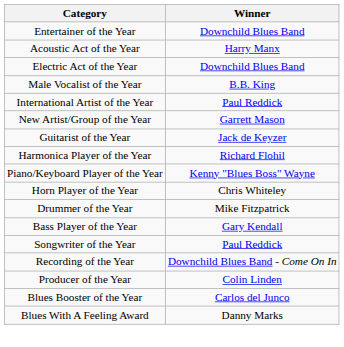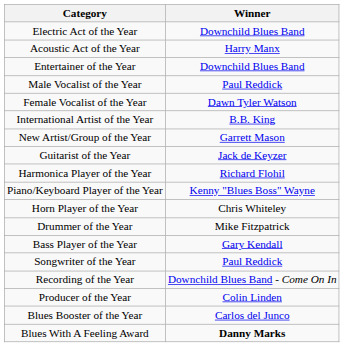rows swapped: (85, 31) <-> (85, 66)
(252, 84) B.B. King -> (252, 84) Paul Reddick
+ row: (85, 102)
(252, 102) Paul Reddick -> (252, 119) B.B. King
(252, 315) normal -> (252, 333) bold
